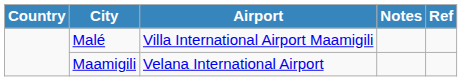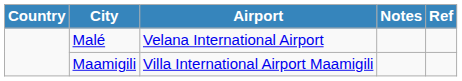(258, 40) Villa International Airport Maamigili -> (233, 40) Velana International Airport
(233, 64) Velana International Airport -> (258, 64) Villa International Airport Maamigili
